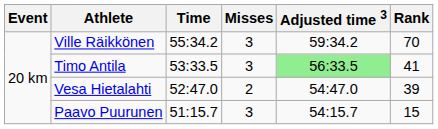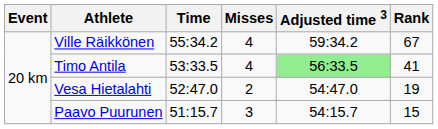(249, 43) 3 -> (249, 43) 4
(412, 43) 70 -> (412, 43) 67
(249, 66) 3 -> (249, 66) 4
(412, 89) 39 -> (412, 89) 19
